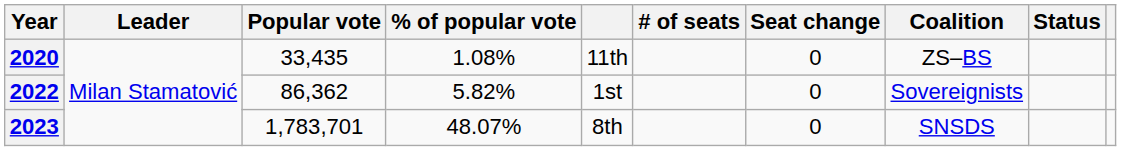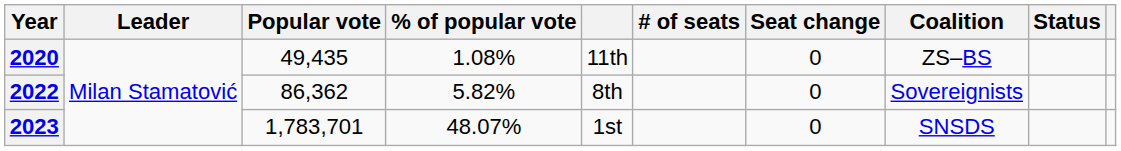(314, 57) 33,435 -> (314, 57) 49,435
(607, 92) 1st -> (607, 92) 8th
(607, 127) 8th -> (607, 127) 1st
